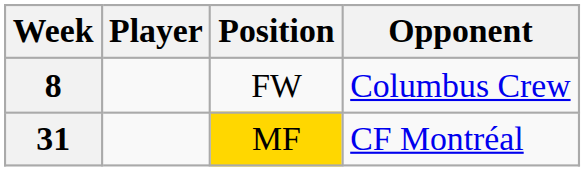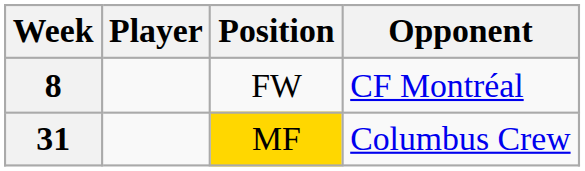(460, 84) Columbus Crew -> (437, 84) CF Montréal
(437, 138) CF Montréal -> (460, 138) Columbus Crew
